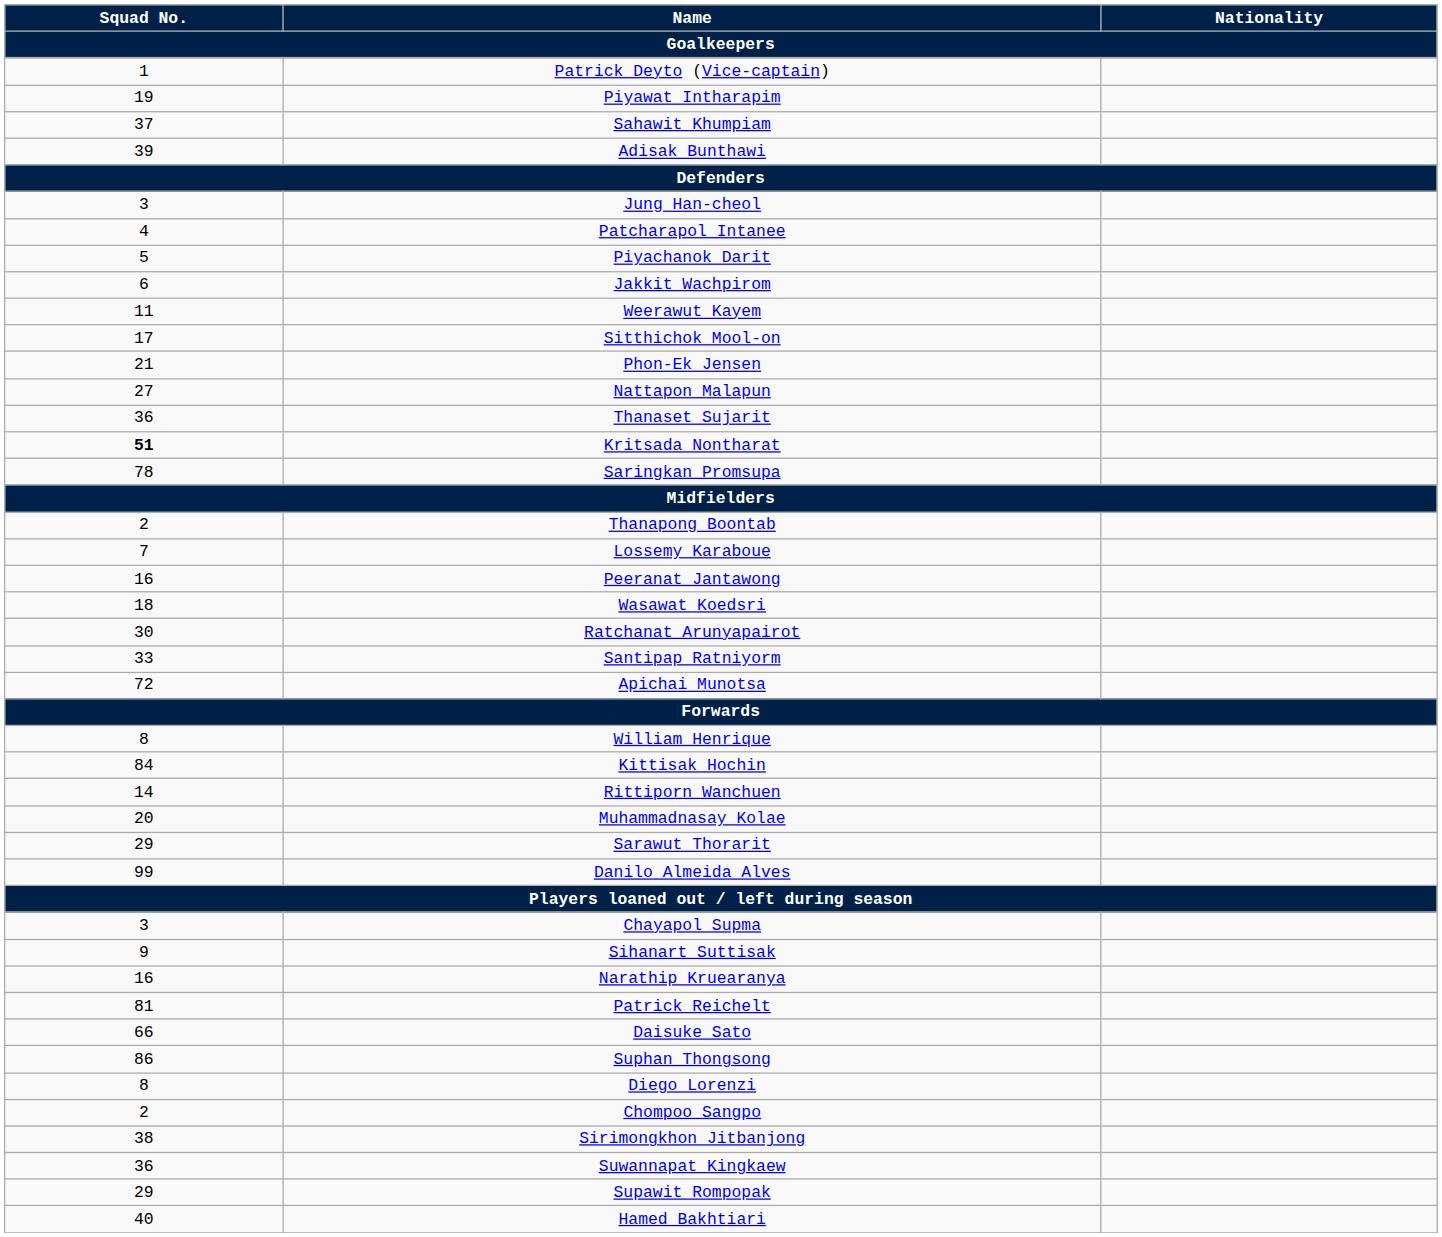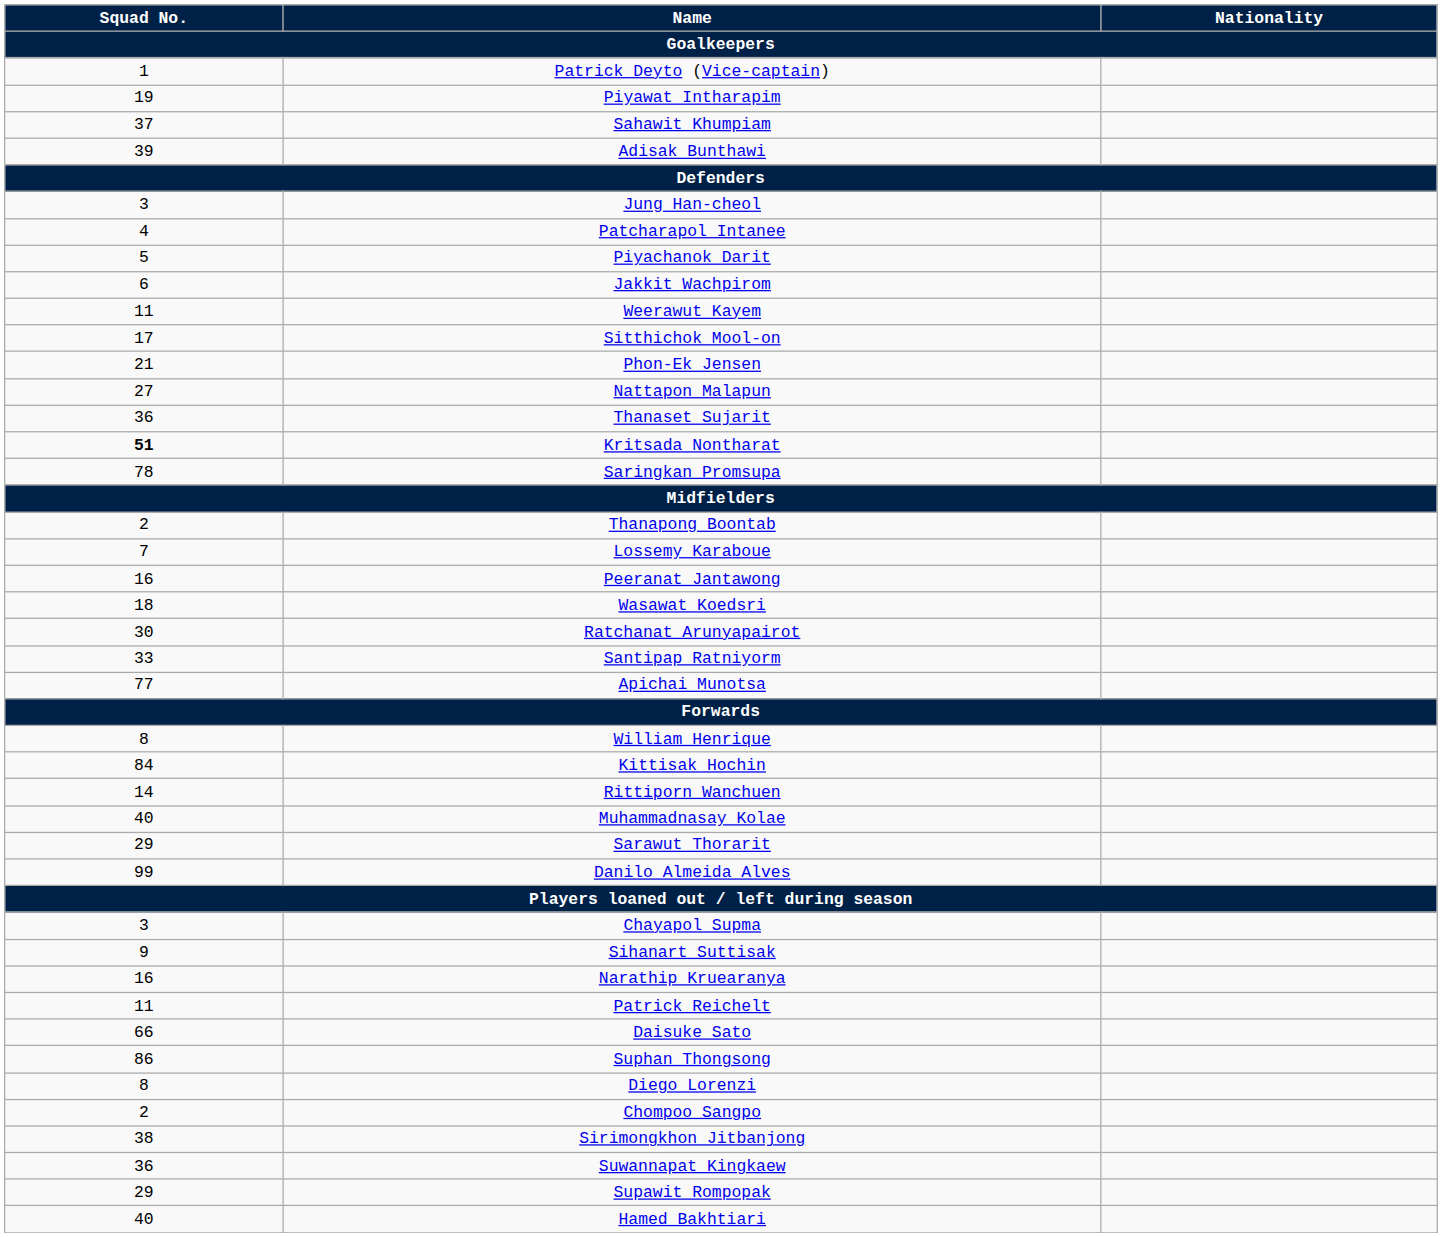(144, 685) 72 -> (144, 685) 77
(144, 819) 20 -> (144, 819) 40
(144, 1006) 81 -> (144, 1006) 11
